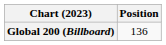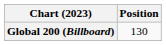(139, 31) 136 -> (139, 31) 130
